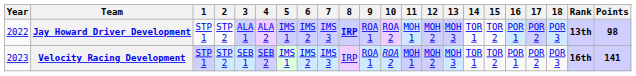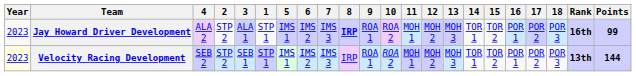columns swapped: (204, 12) <-> (266, 12)
(18, 32) 2022 -> (18, 32) 2023
(581, 32) 13th -> (581, 32) 16th
(612, 32) 98 -> (612, 32) 99
(18, 58) no background -> (18, 58) lightyellow background
(581, 58) 16th -> (581, 58) 13th
(612, 58) 141 -> (612, 58) 144
